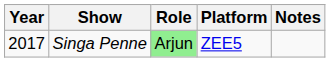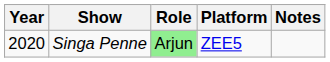(27, 43) 2017 -> (27, 43) 2020
